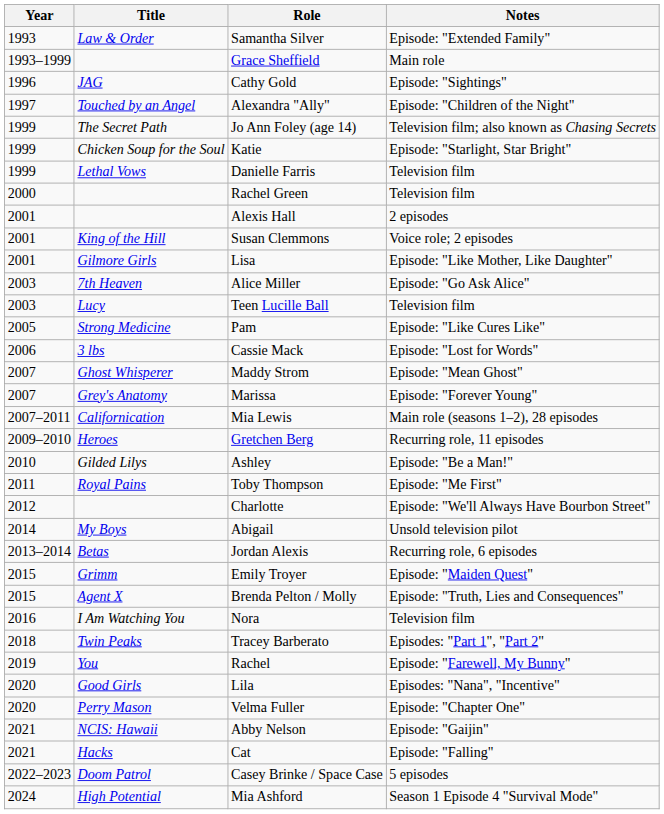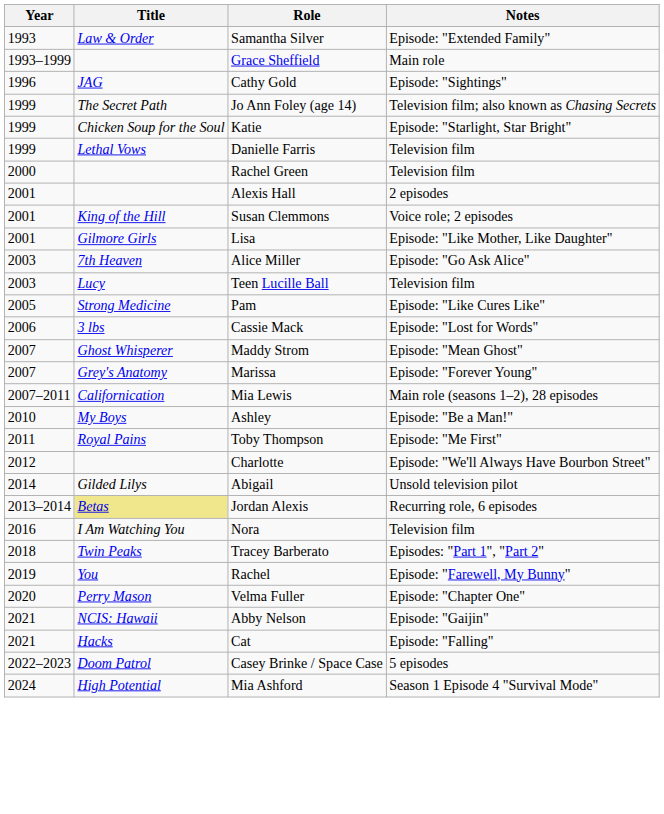- row: (280, 104)
- row: (272, 439)
(112, 462) Gilded Lilys -> (102, 417) My Boys
(102, 529) My Boys -> (112, 484) Gilded Lilys
(93, 551) no background -> (93, 506) khaki background
- row: (269, 573)
- row: (294, 596)
- row: (242, 685)
